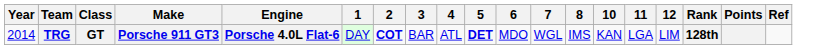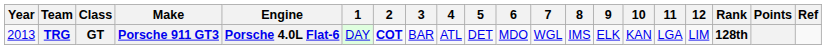+ column: (608, 15)
(21, 35) 2014 -> (21, 35) 2013
(480, 35) bold -> (480, 35) normal
